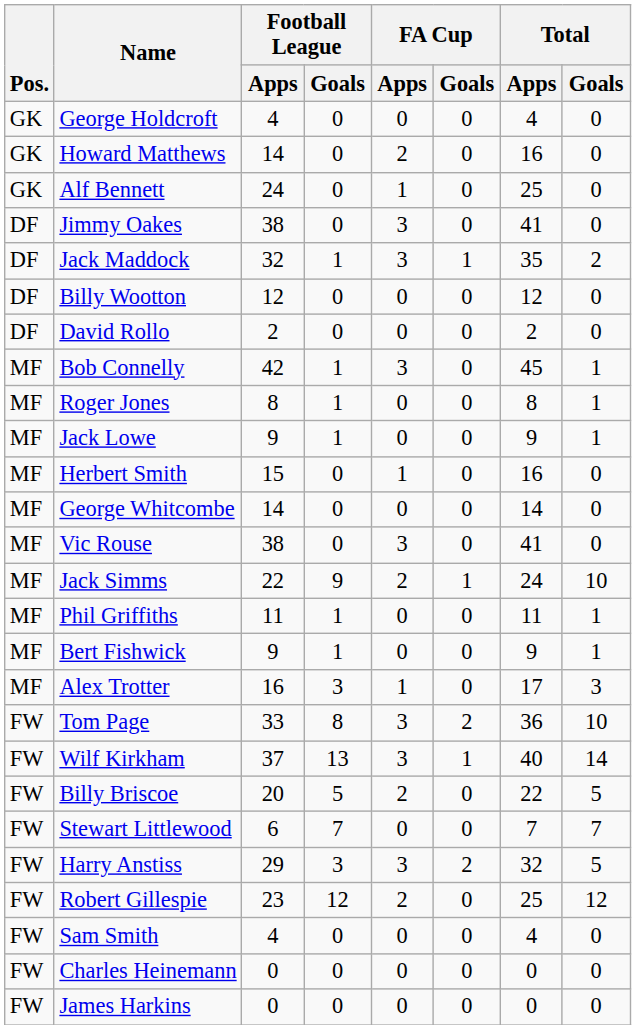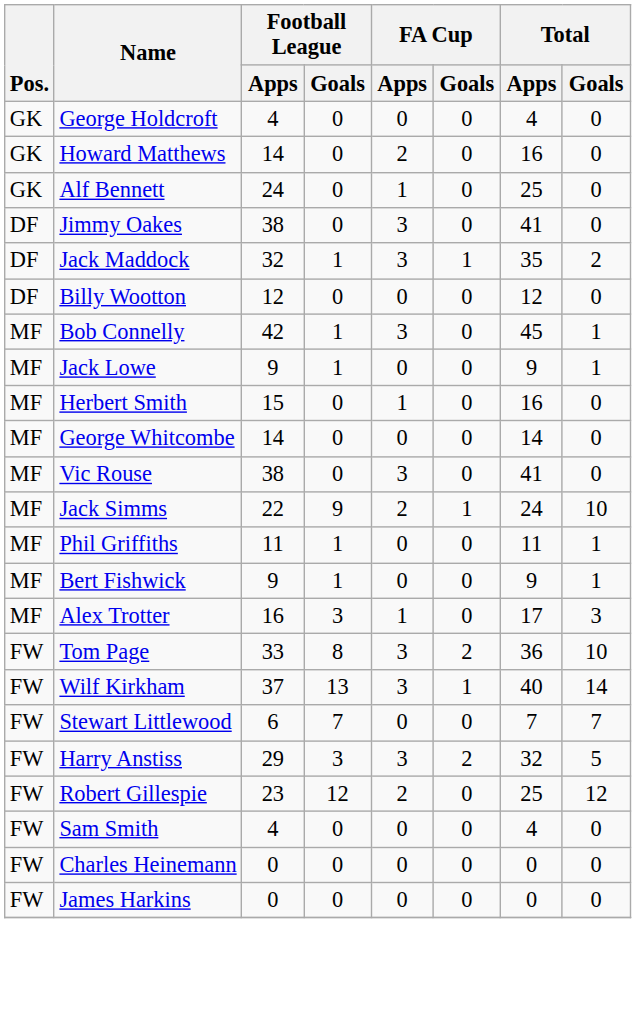- row: (114, 331)
- row: (114, 402)
- row: (119, 793)
